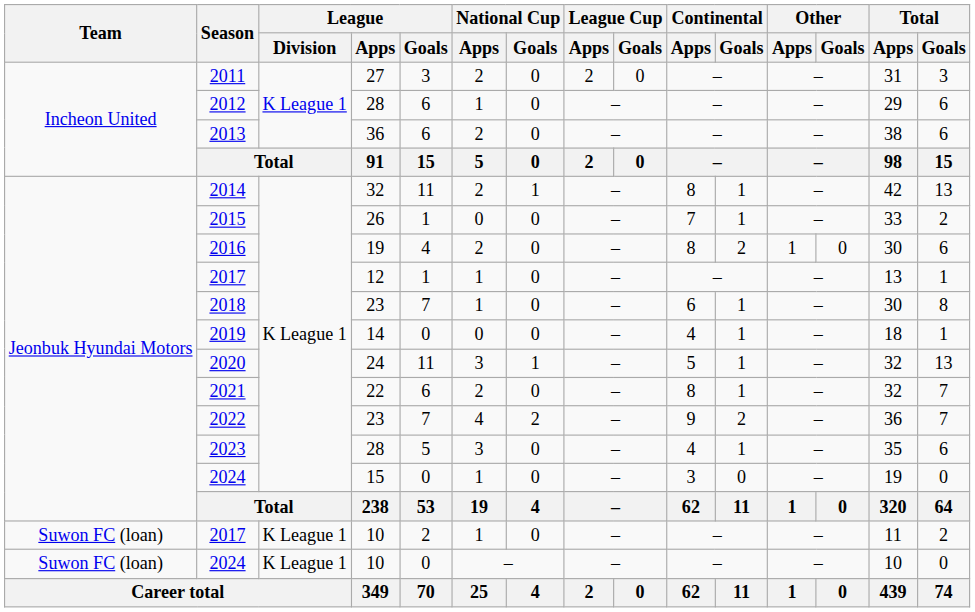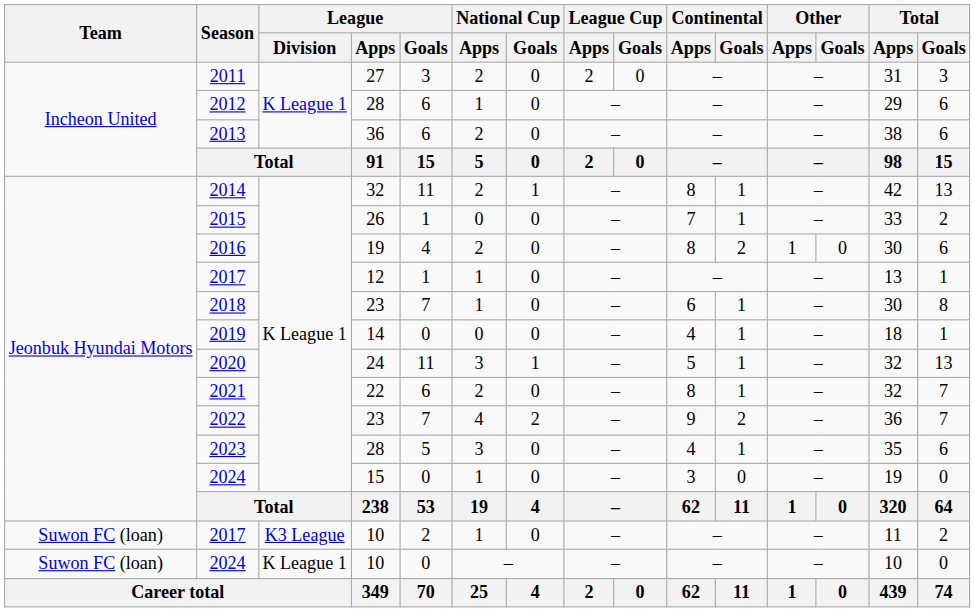(305, 534) K League 1 -> (305, 534) K3 League
